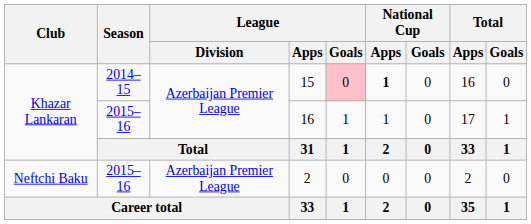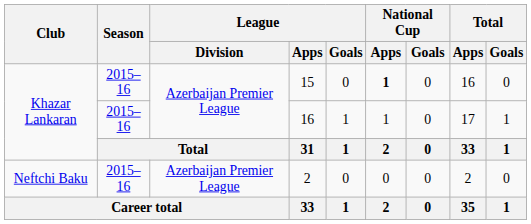(123, 82) 2014–15 -> (123, 82) 2015–16
(346, 82) pink background -> (346, 82) no background
